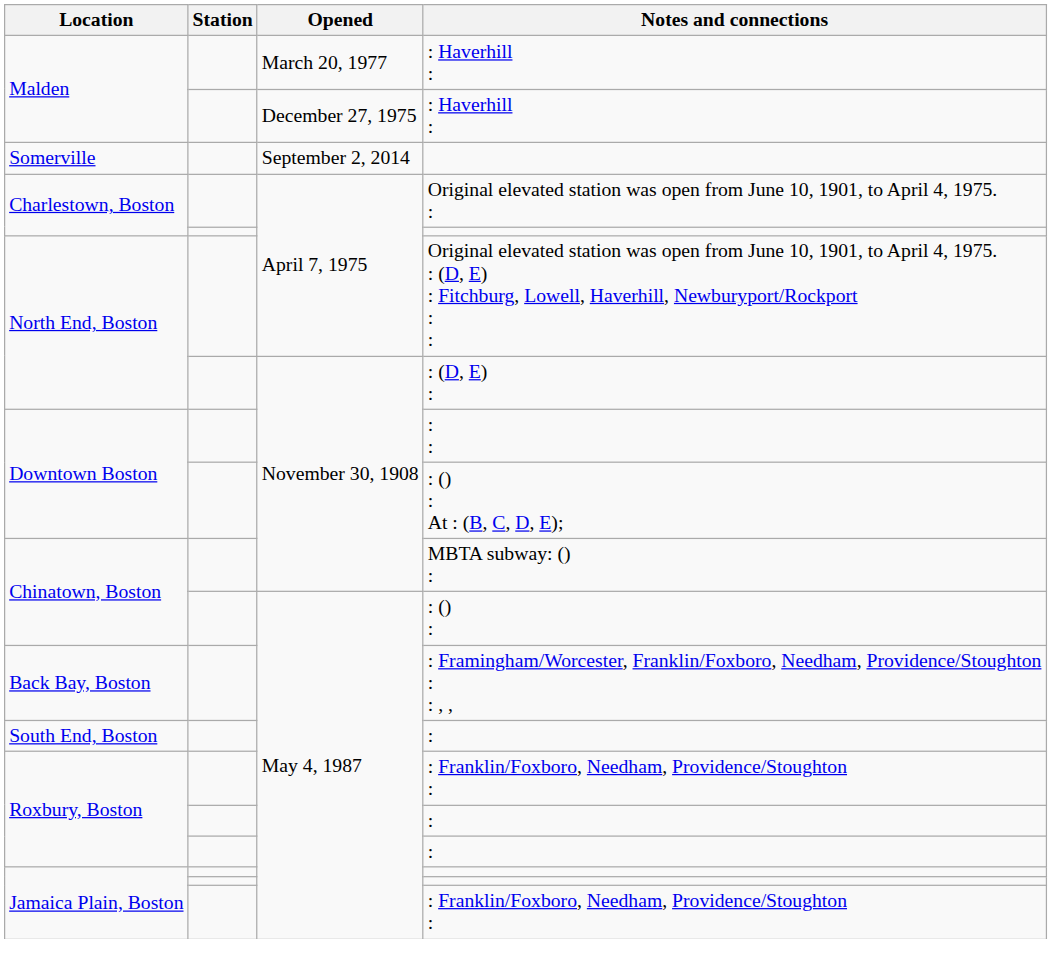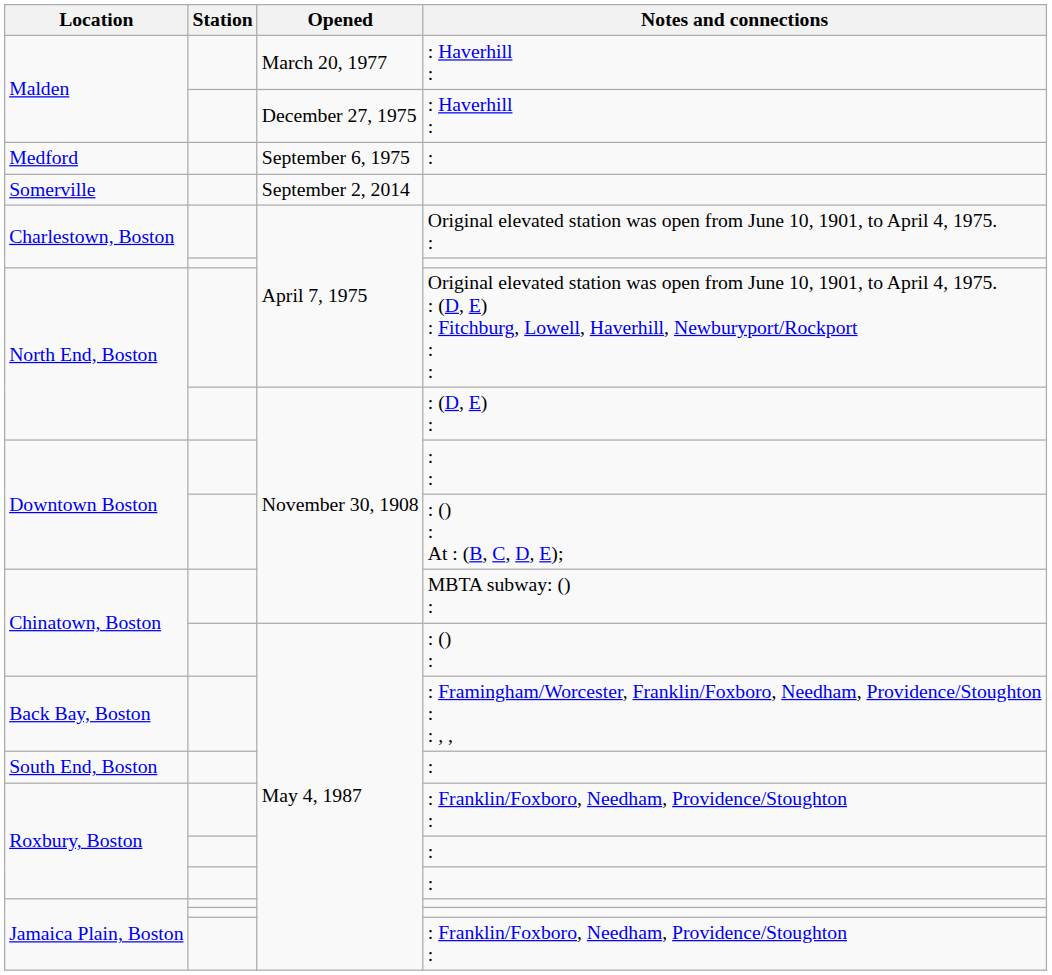+ row: (44, 158)
